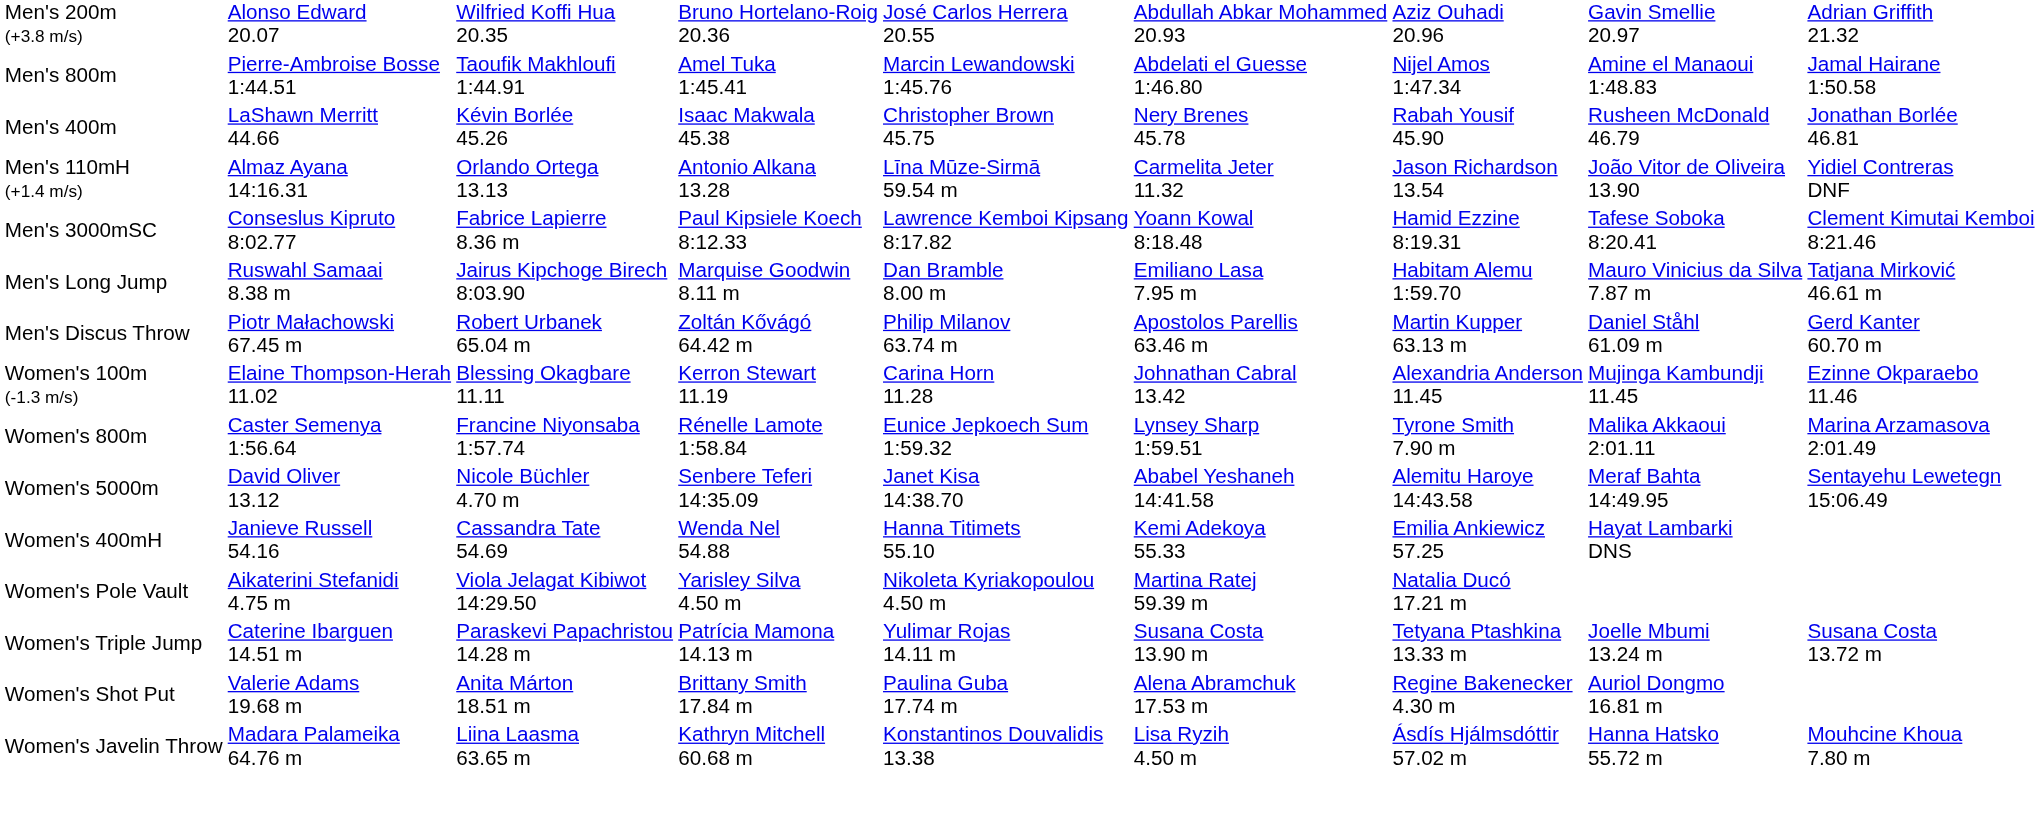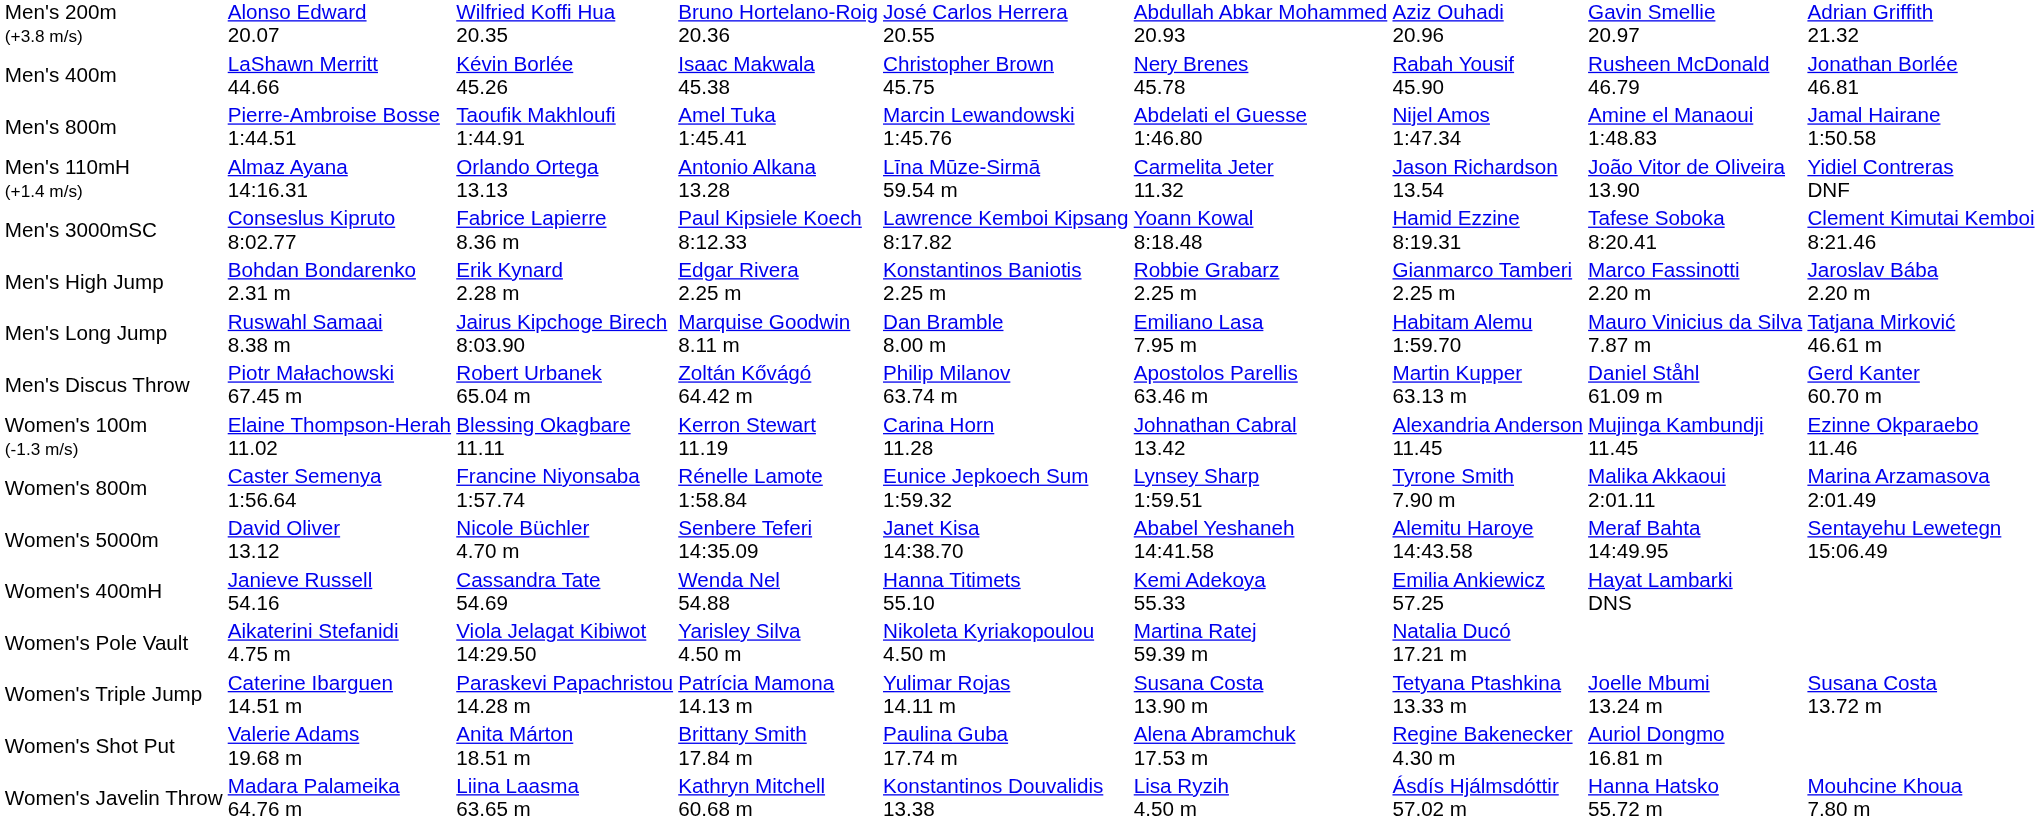rows swapped: (61, 127) <-> (61, 75)
+ row: (84, 281)
